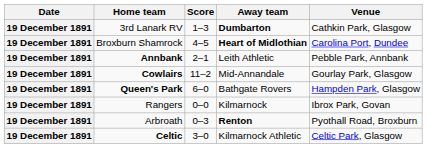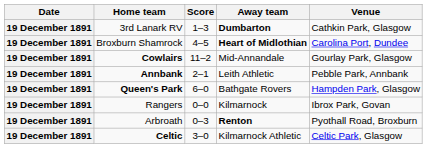rows swapped: (162, 74) <-> (162, 58)
